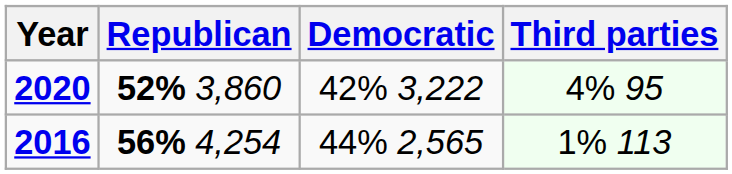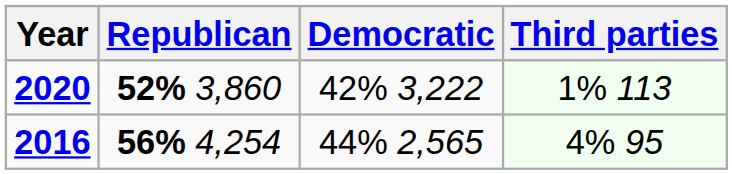(614, 88) 4% 95 -> (614, 88) 1% 113
(614, 142) 1% 113 -> (614, 142) 4% 95
